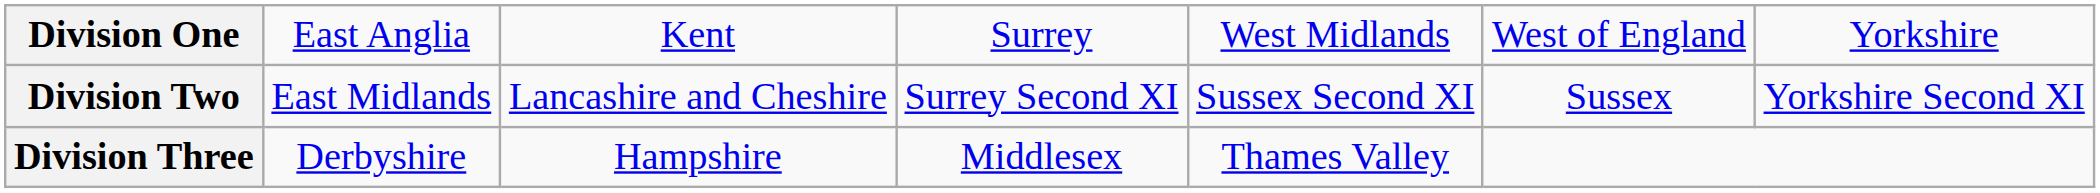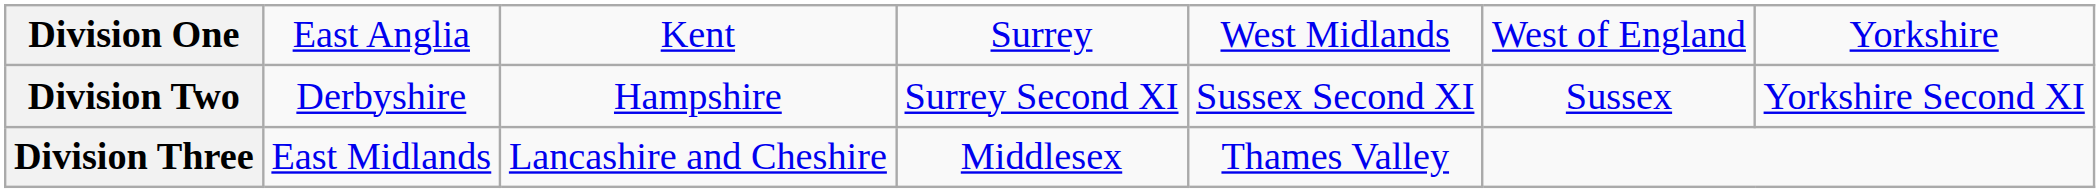(381, 95) East Midlands -> (381, 95) Derbyshire
(698, 95) Lancashire and Cheshire -> (698, 95) Hampshire
(381, 156) Derbyshire -> (381, 156) East Midlands
(698, 156) Hampshire -> (698, 156) Lancashire and Cheshire
